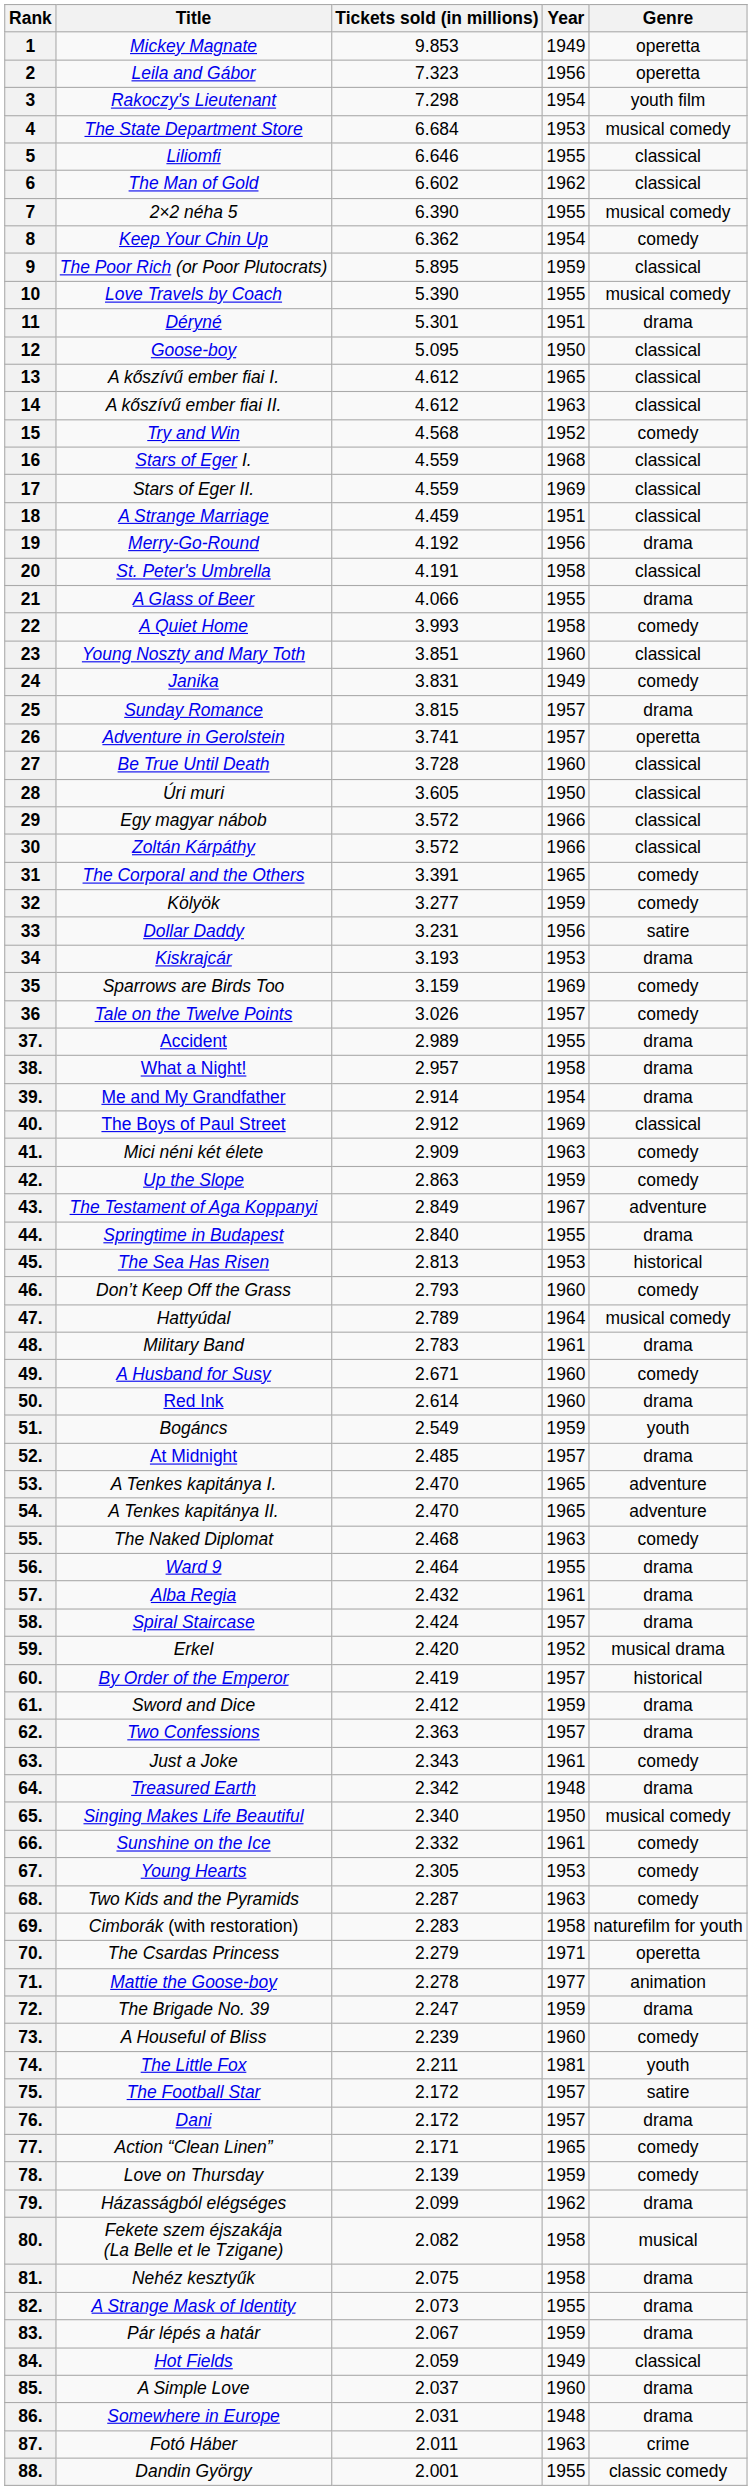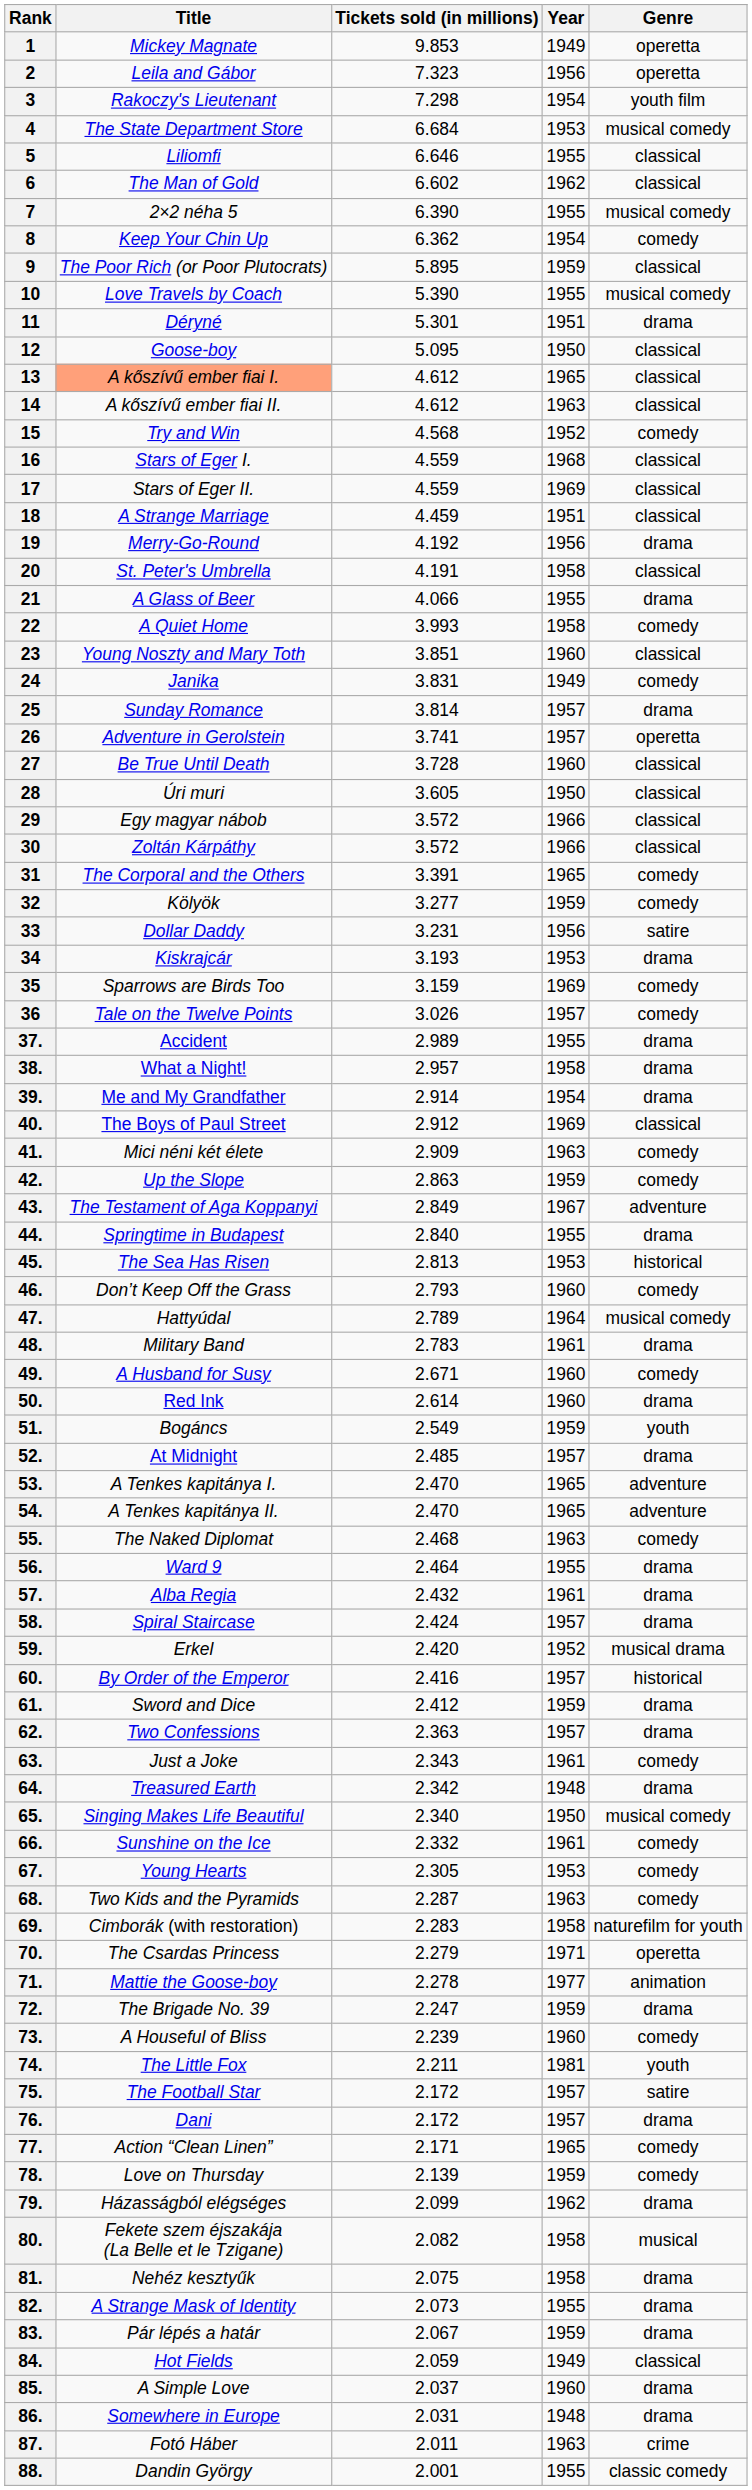(194, 377) no background -> (194, 377) lightsalmon background
(437, 709) 3.815 -> (437, 709) 3.814
(437, 1677) 2.419 -> (437, 1677) 2.416
